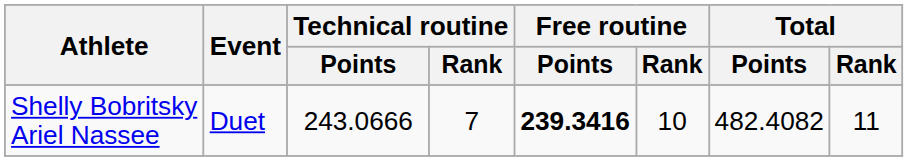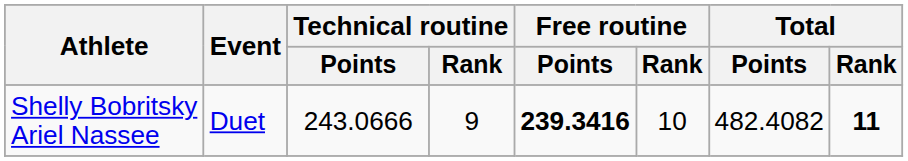(472, 121) 7 -> (472, 121) 9
(866, 121) normal -> (866, 121) bold
